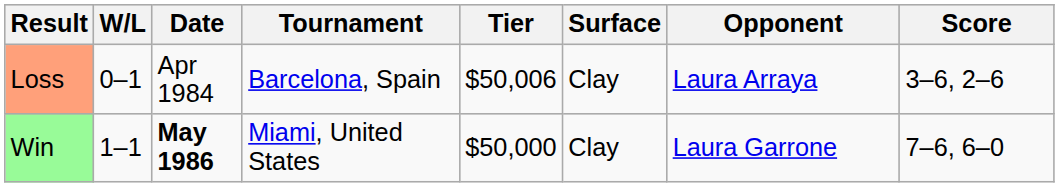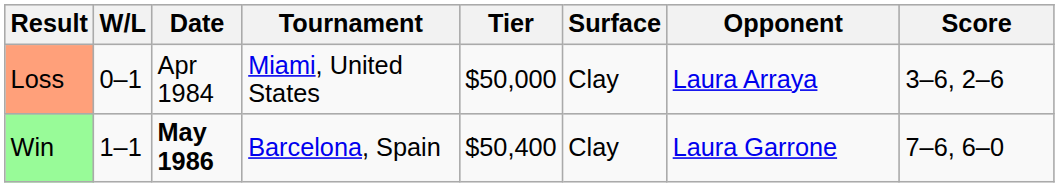(344, 78) Barcelona, Spain -> (325, 78) Miami, United States
(511, 78) $50,006 -> (511, 78) $50,000
(325, 147) Miami, United States -> (344, 147) Barcelona, Spain
(511, 147) $50,000 -> (511, 147) $50,400
